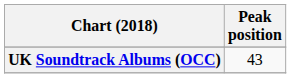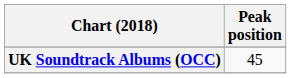(255, 60) 43 -> (255, 60) 45
